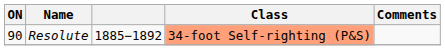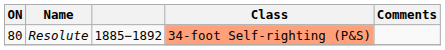(15, 35) 90 -> (15, 35) 80
